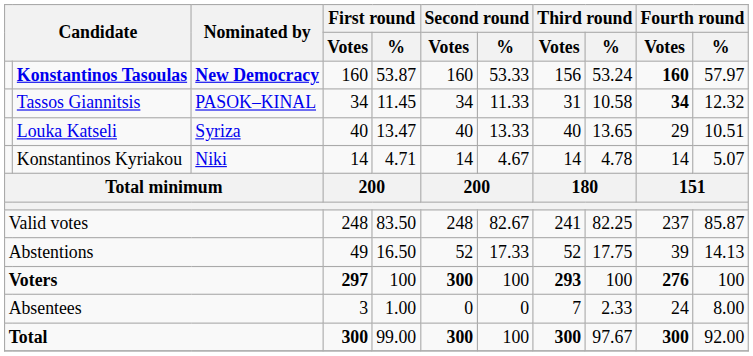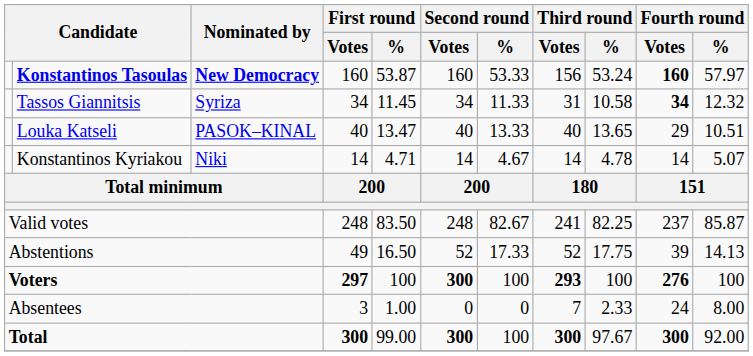(256, 103) PASOK–KINAL -> (218, 103) Syriza
(218, 131) Syriza -> (256, 131) PASOK–KINAL
